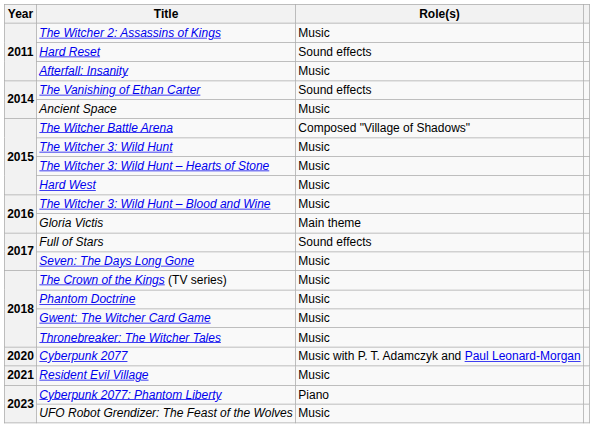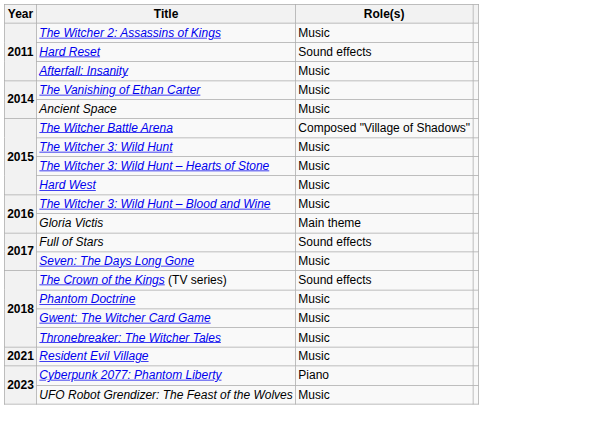(335, 90) Sound effects -> (314, 90) Music
(314, 280) Music -> (335, 280) Sound effects
- row: (83, 356)
